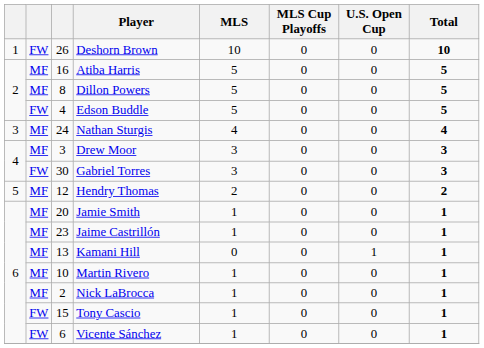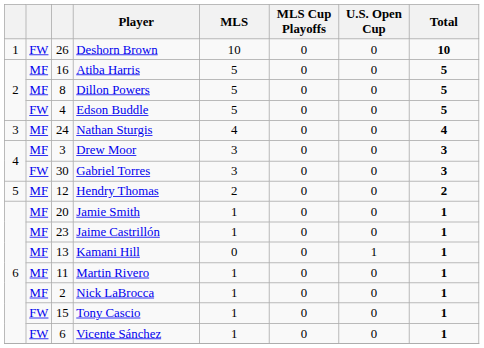(62, 272) 10 -> (62, 272) 11
